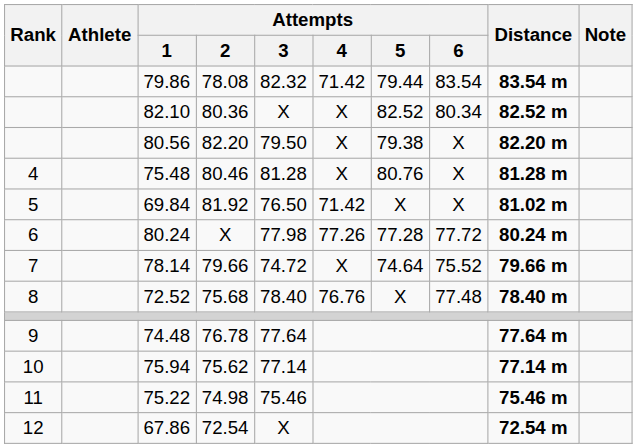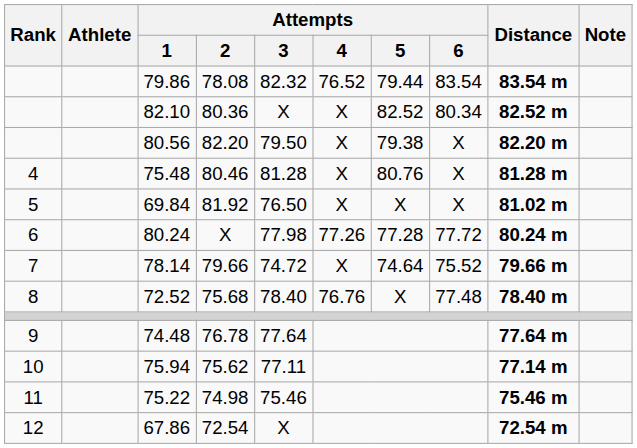(342, 81) 71.42 -> (342, 81) 76.52
(342, 204) 71.42 -> (342, 204) X
(283, 366) 77.14 -> (283, 366) 77.11
